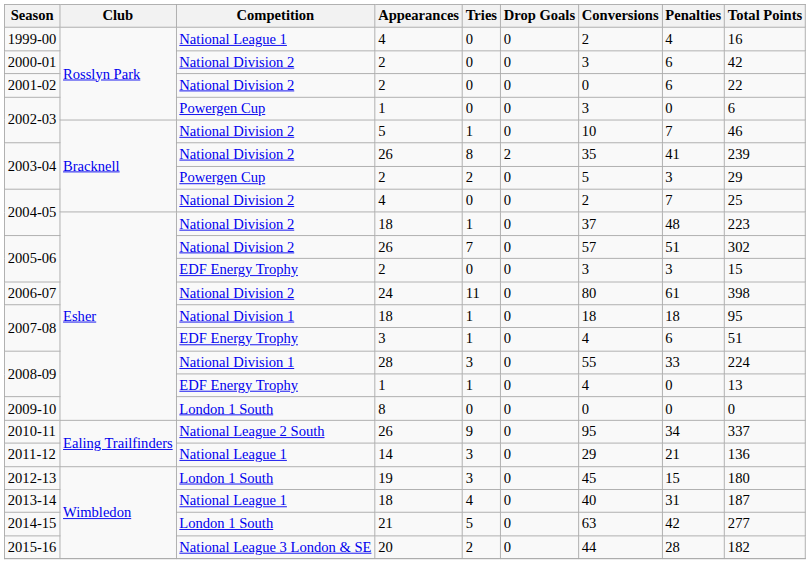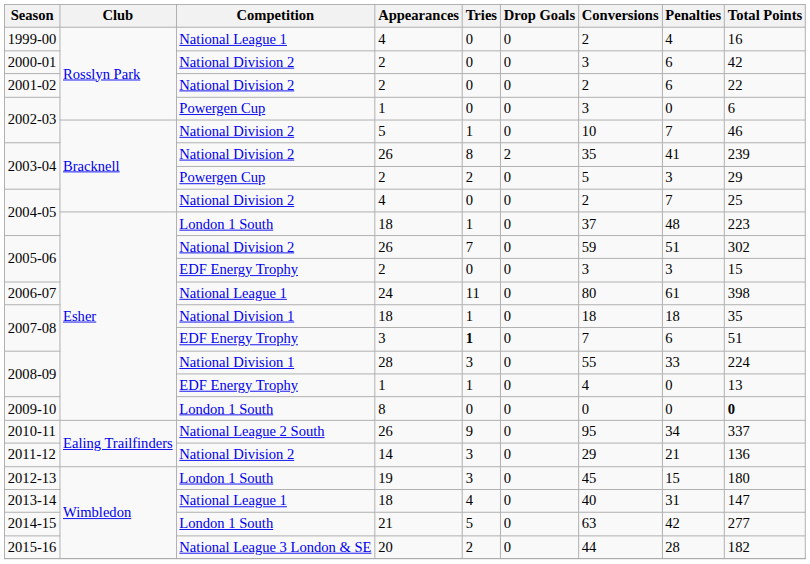(585, 85) 0 -> (585, 85) 2
(237, 223) National Division 2 -> (226, 223) London 1 South
(589, 246) 57 -> (589, 246) 59
(237, 293) National Division 2 -> (233, 293) National League 1
(735, 316) 95 -> (735, 316) 35
(469, 339) normal -> (469, 339) bold
(585, 339) 4 -> (585, 339) 7
(731, 408) normal -> (731, 408) bold
(233, 454) National League 1 -> (237, 454) National Division 2
(739, 500) 187 -> (739, 500) 147
